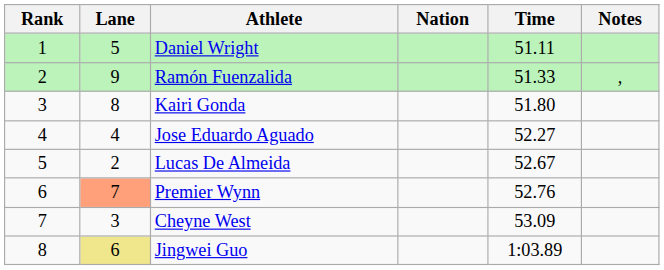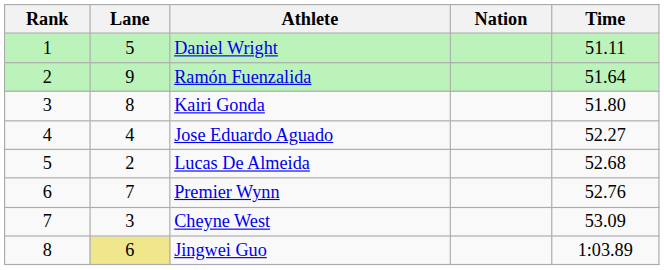- column: (620, 18)
(535, 76) 51.33 -> (605, 76) 51.64
(535, 163) 52.67 -> (605, 163) 52.68
(115, 192) lightsalmon background -> (130, 192) no background
